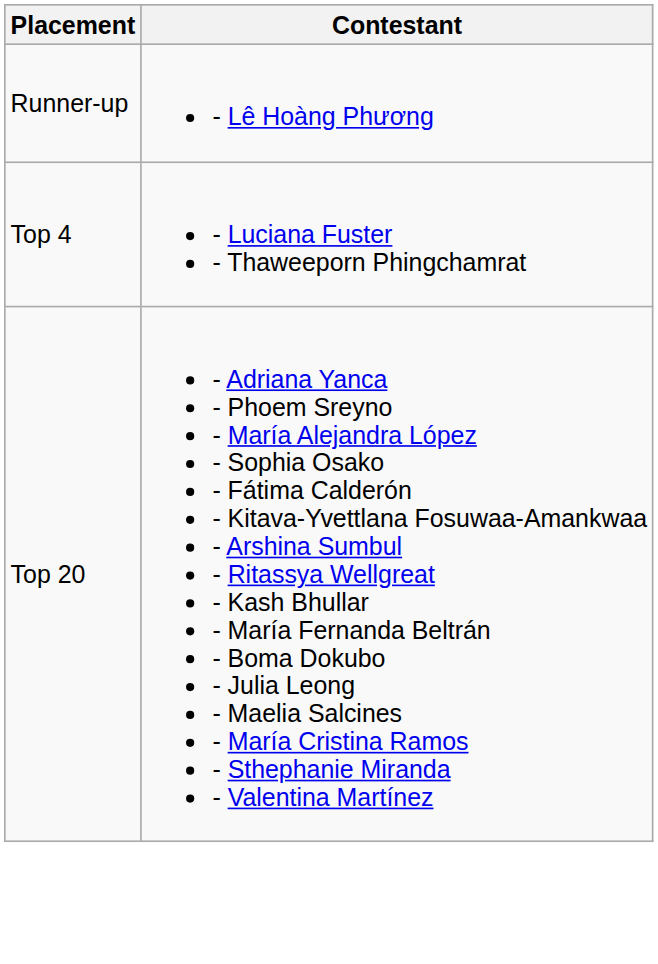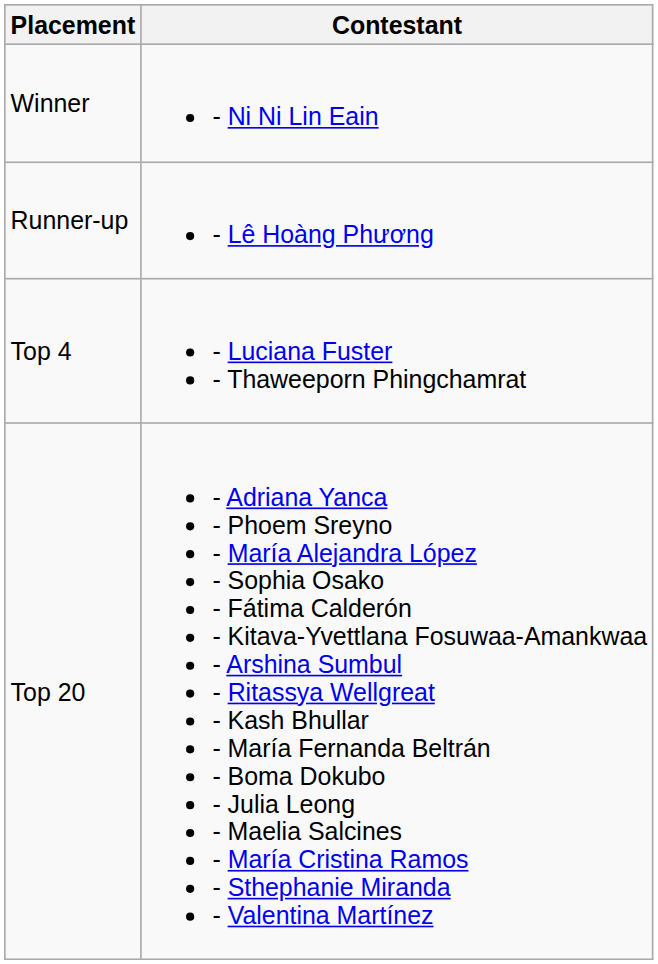+ row: (50, 103)
